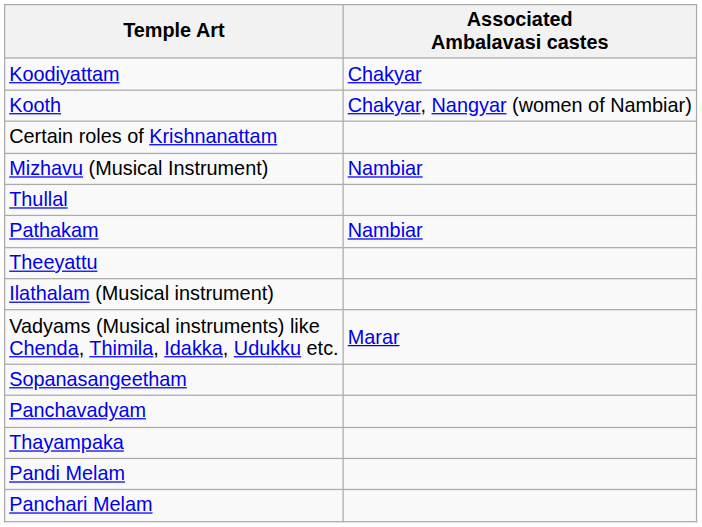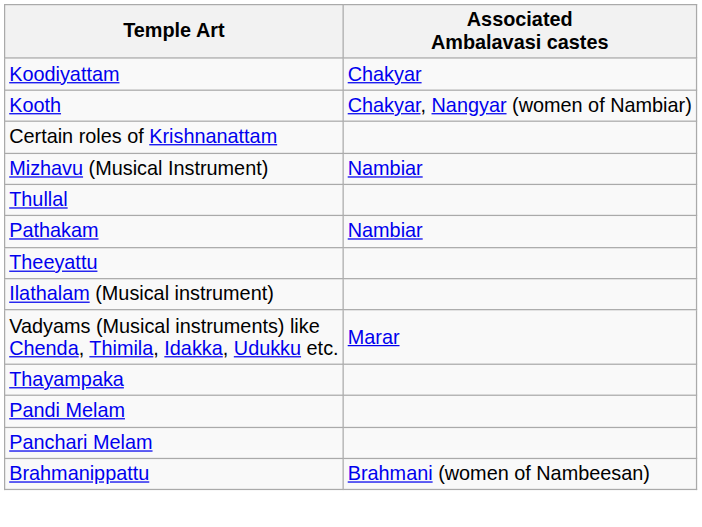- row: (98, 379)
- row: (78, 410)
+ row: (79, 473)
